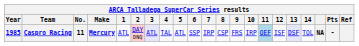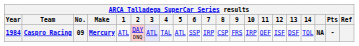(13, 33) 1985 -> (13, 33) 1984
(80, 33) 11 -> (80, 33) 09
(265, 33) lightblue background -> (265, 33) no background
(294, 33) lavender background -> (294, 33) no background
